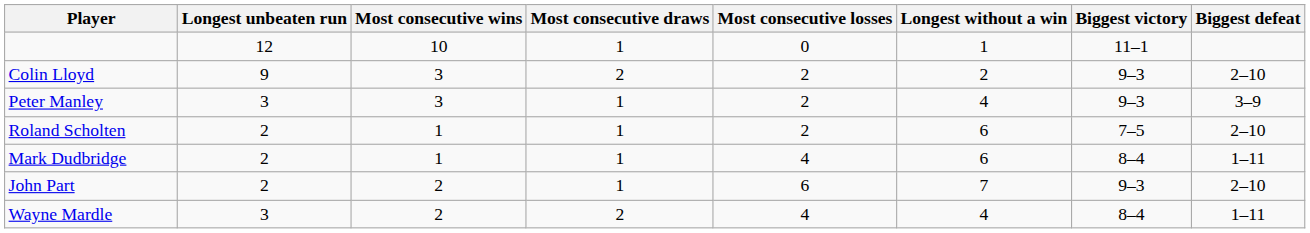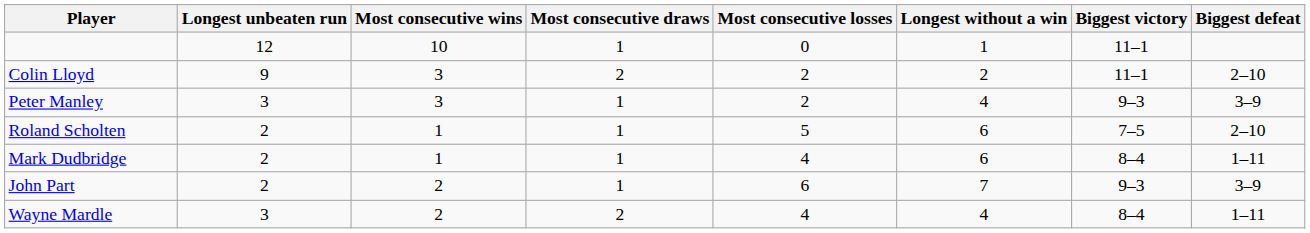(1131, 74) 9–3 -> (1131, 74) 11–1
(805, 130) 2 -> (805, 130) 5
(1248, 185) 2–10 -> (1248, 185) 3–9
